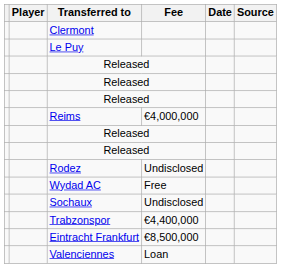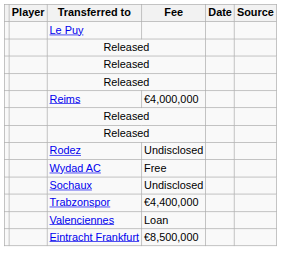- row: (72, 30)
rows swapped: (94, 237) <-> (82, 254)
